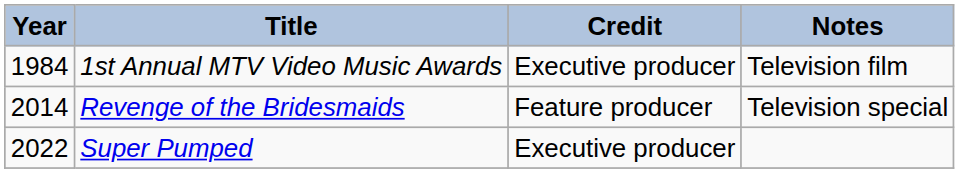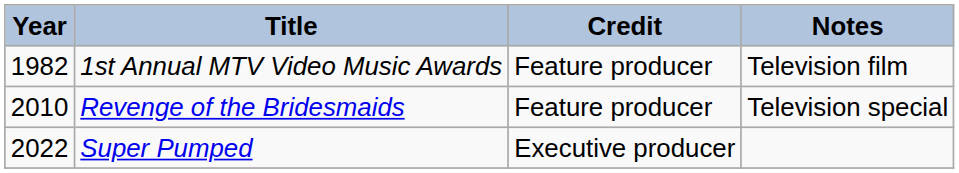(40, 66) 1984 -> (40, 66) 1982
(625, 66) Executive producer -> (613, 66) Feature producer
(40, 107) 2014 -> (40, 107) 2010
